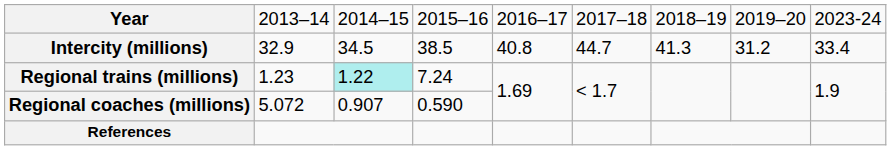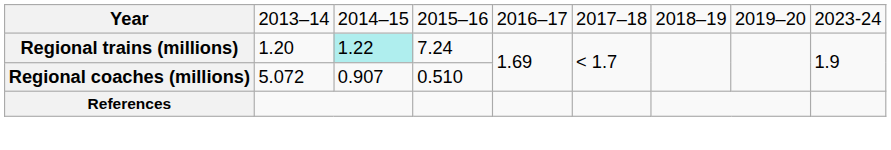- row: (129, 47)
(276, 76) 1.23 -> (276, 47) 1.20
(440, 105) 0.590 -> (440, 76) 0.510
